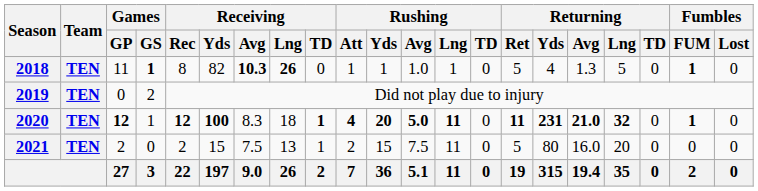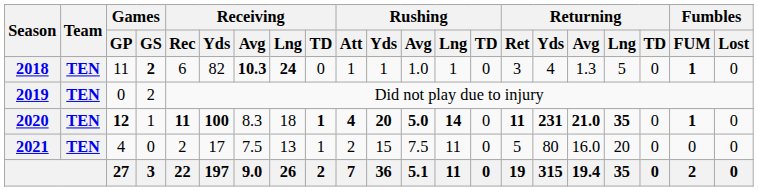(151, 69) 1 -> (151, 69) 2
(182, 69) 8 -> (182, 69) 6
(288, 69) 26 -> (288, 69) 24
(517, 69) 5 -> (517, 69) 3
(182, 120) 12 -> (182, 120) 11
(453, 120) 11 -> (453, 120) 14
(622, 120) 32 -> (622, 120) 35
(121, 146) 2 -> (121, 146) 4
(217, 146) 15 -> (217, 146) 17
